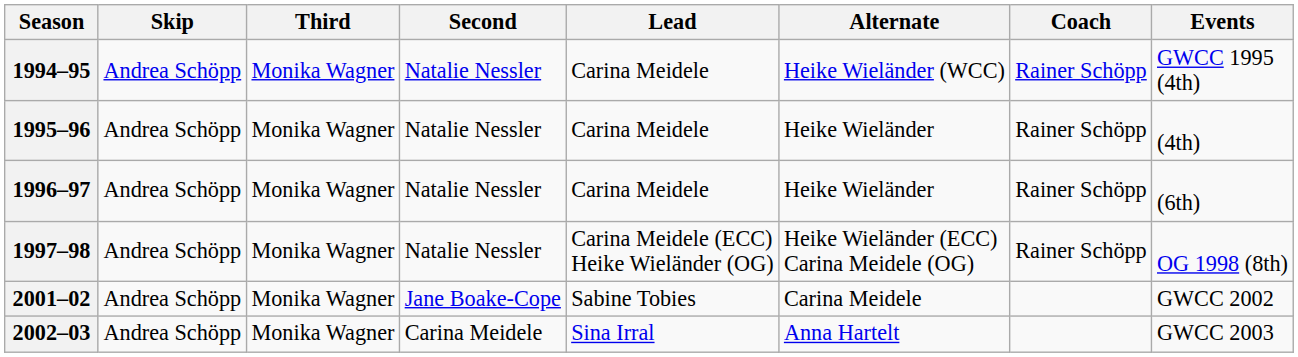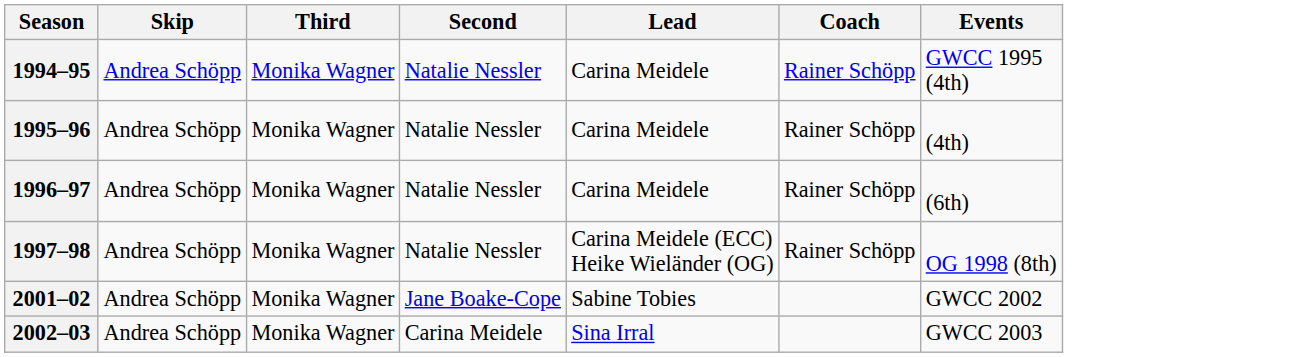- column: (894, 22)
